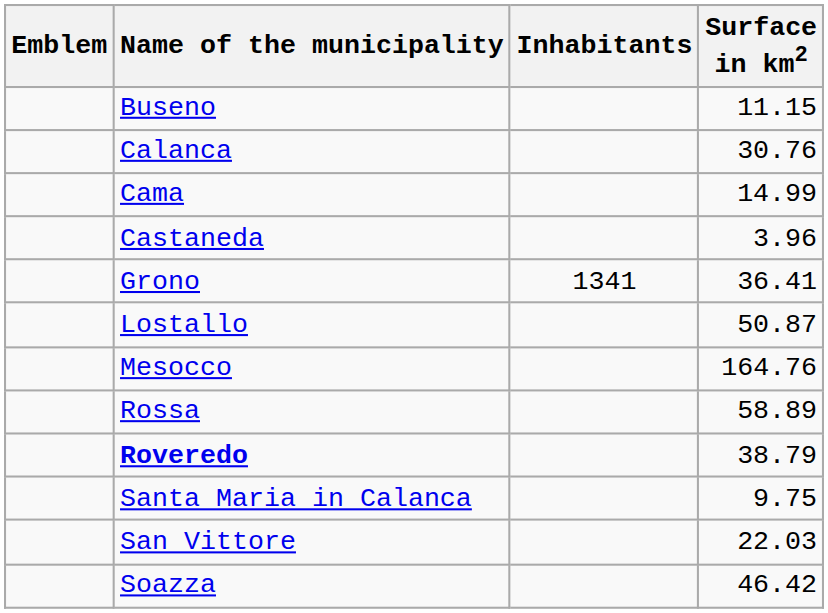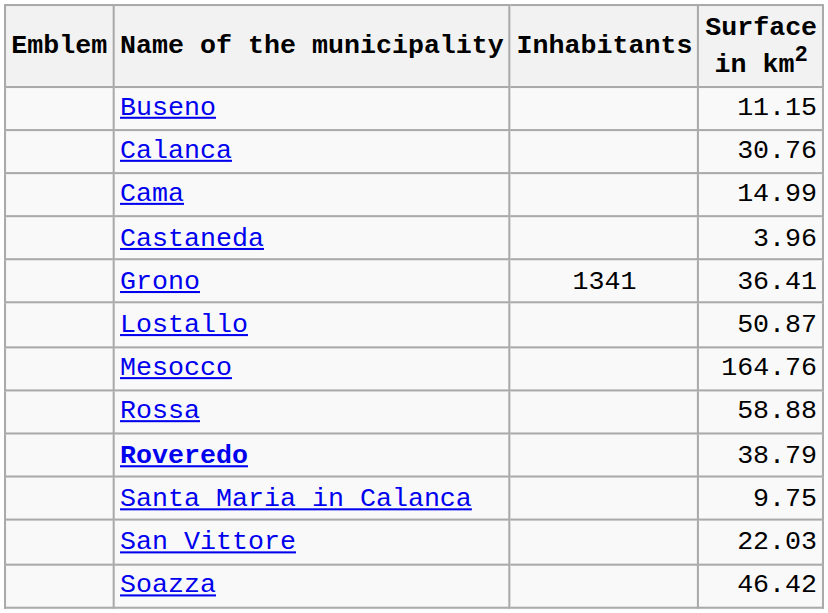(777, 412) 58.89 -> (777, 412) 58.88
